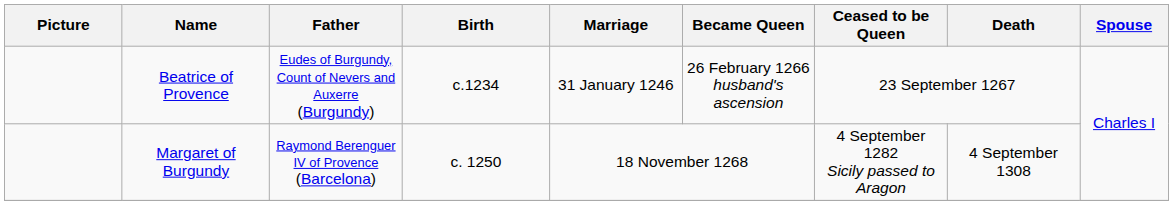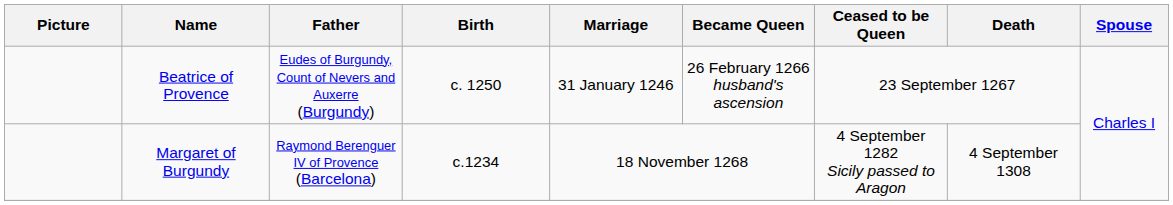(476, 85) c.1234 -> (476, 85) c. 1250
(476, 162) c. 1250 -> (476, 162) c.1234
